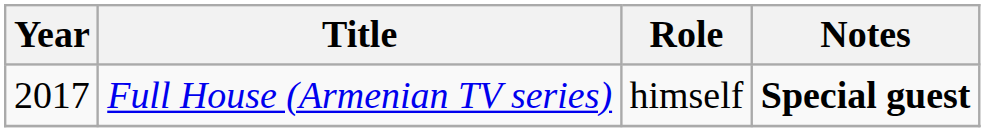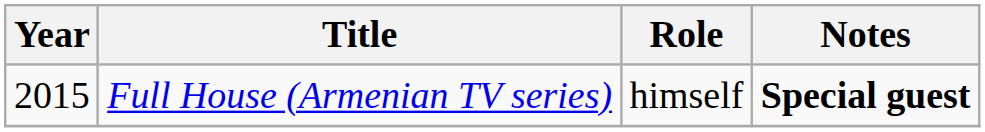(52, 94) 2017 -> (52, 94) 2015
